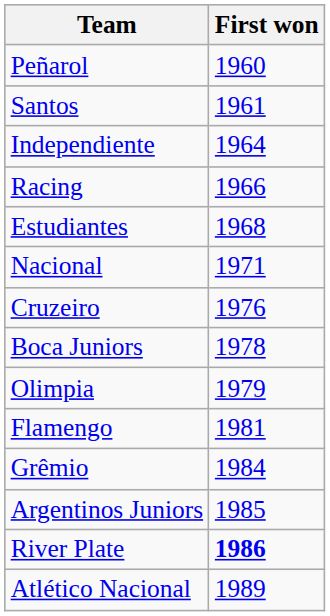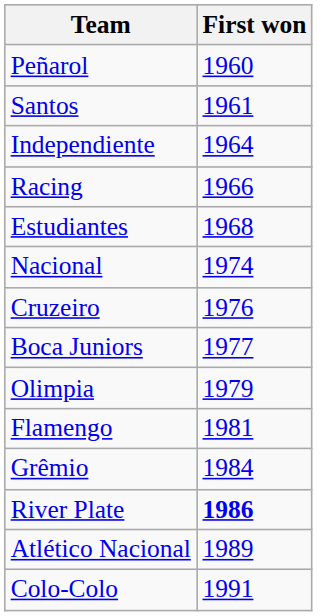(240, 266) 1971 -> (228, 266) 1974
(240, 347) 1978 -> (228, 347) 1977
- row: (107, 508)
+ row: (64, 589)
